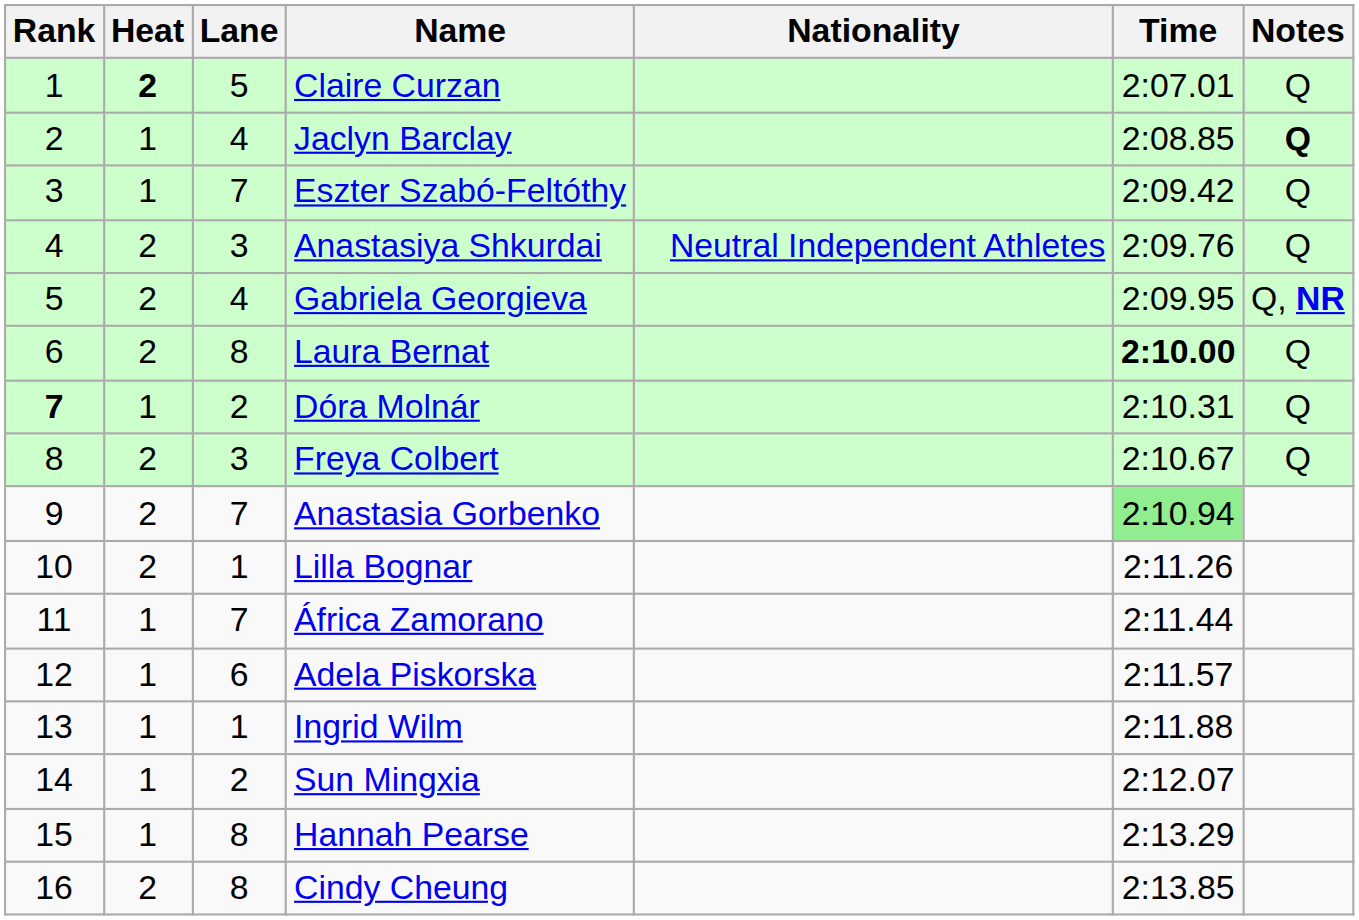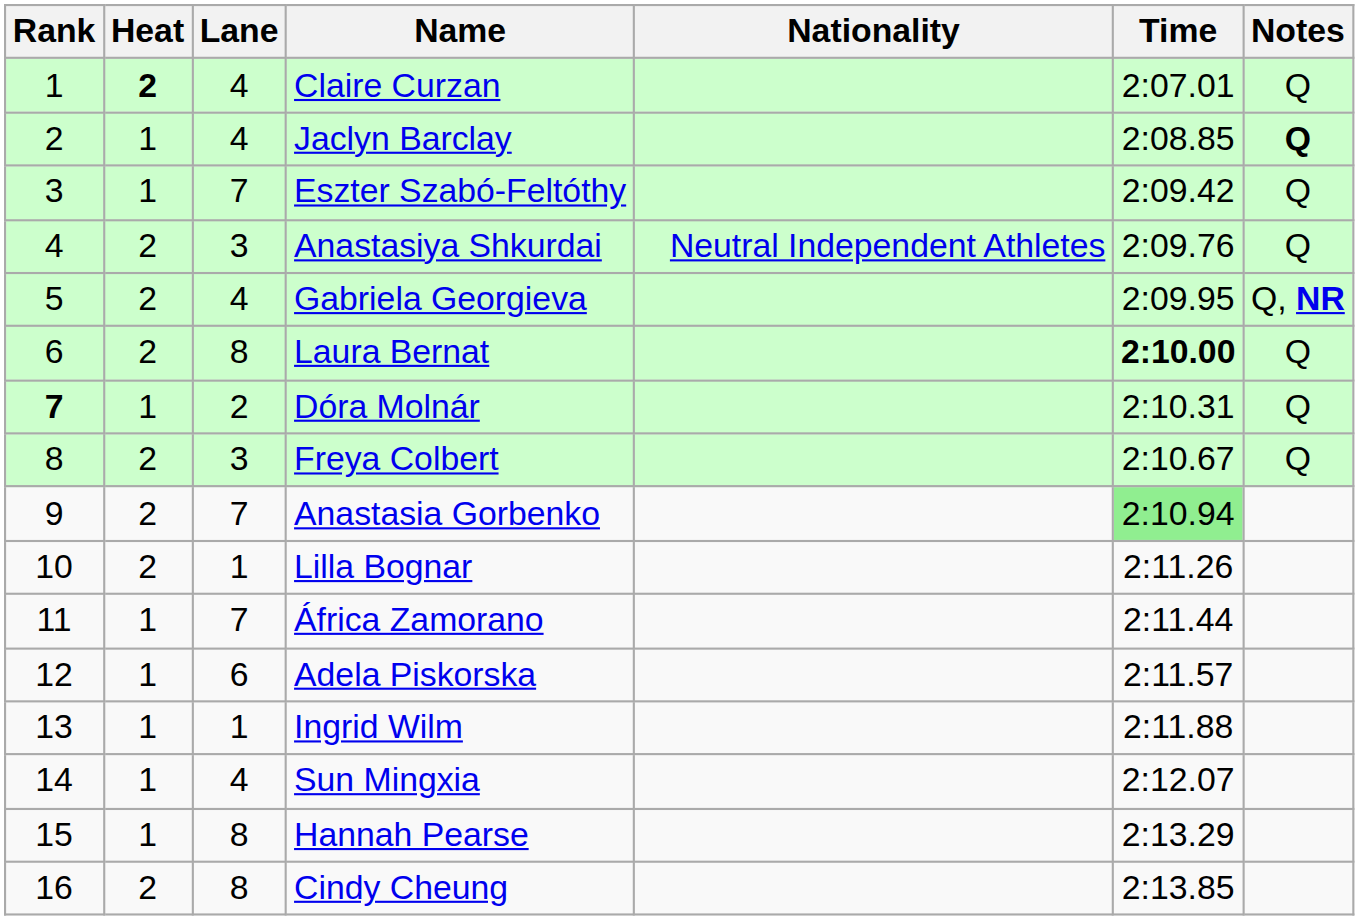(239, 84) 5 -> (239, 84) 4
(239, 780) 2 -> (239, 780) 4
